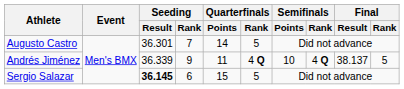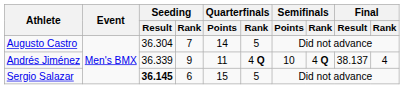(157, 44) 36.301 -> (157, 44) 36.304
(385, 60) 5 -> (385, 60) 4
